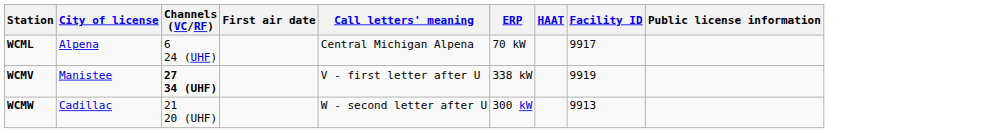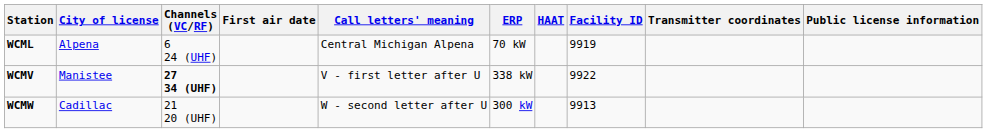+ column: (724, 20)
(583, 44) 9917 -> (583, 44) 9919
(583, 75) 9919 -> (583, 75) 9922
